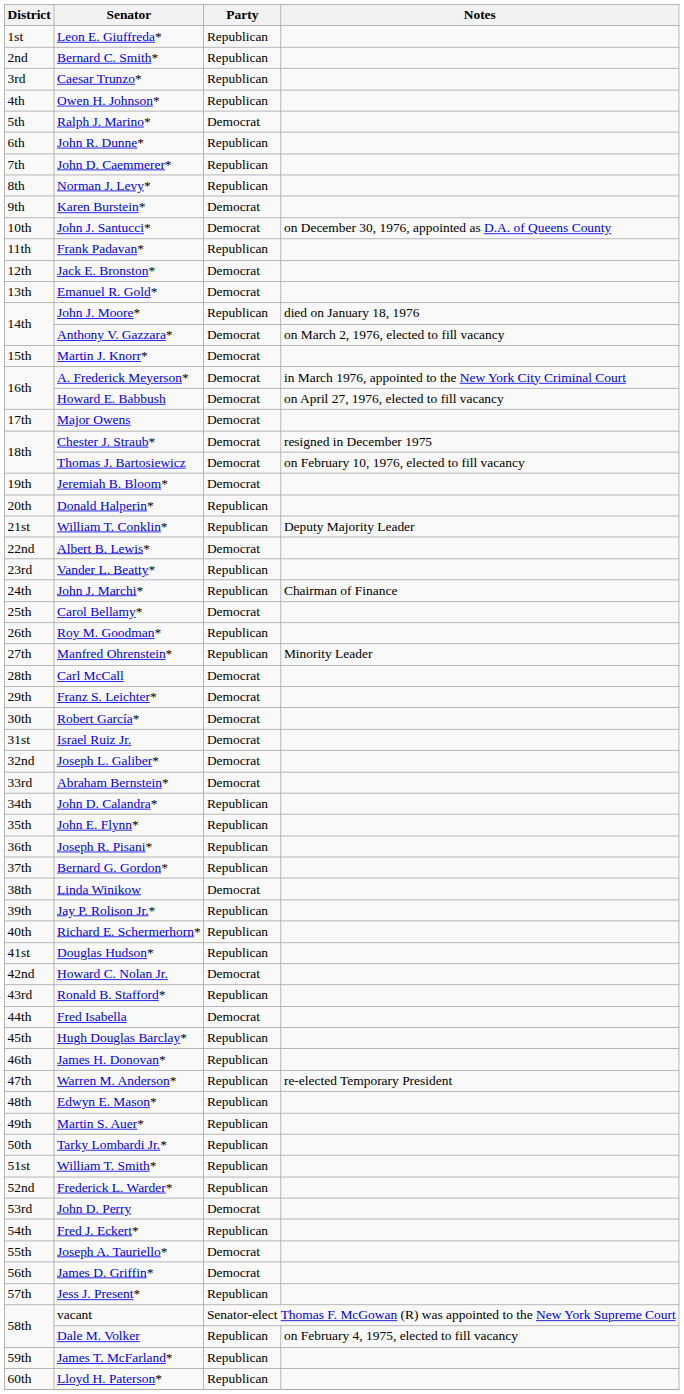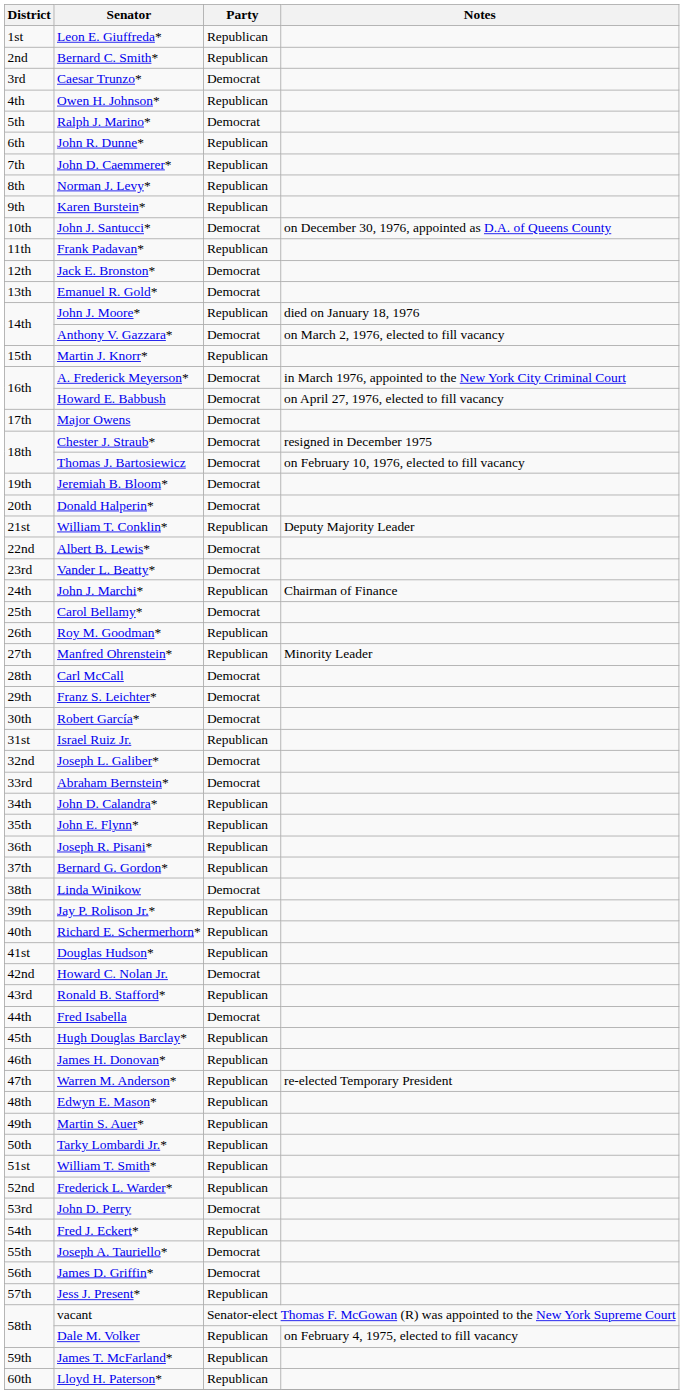(237, 79) Republican -> (233, 79) Democrat
(233, 206) Democrat -> (237, 206) Republican
(233, 356) Democrat -> (237, 356) Republican
(237, 505) Republican -> (233, 505) Democrat
(237, 569) Republican -> (233, 569) Democrat
(233, 739) Democrat -> (237, 739) Republican
